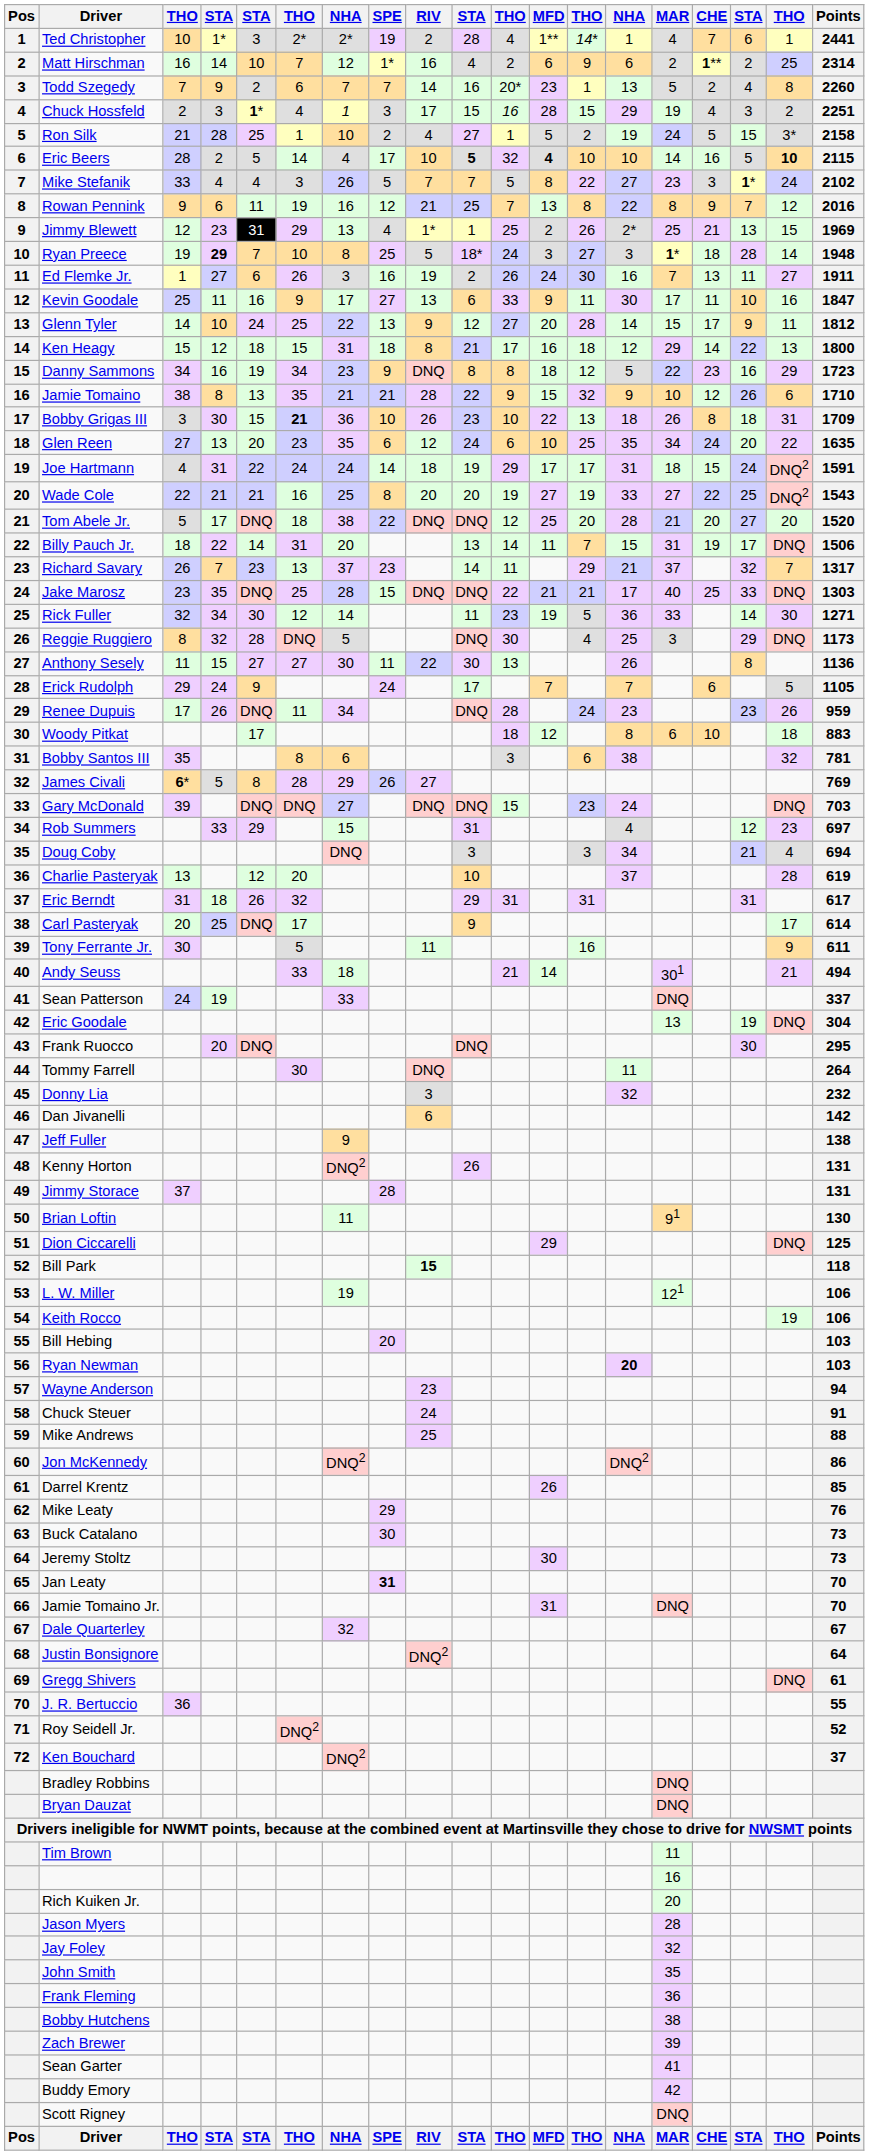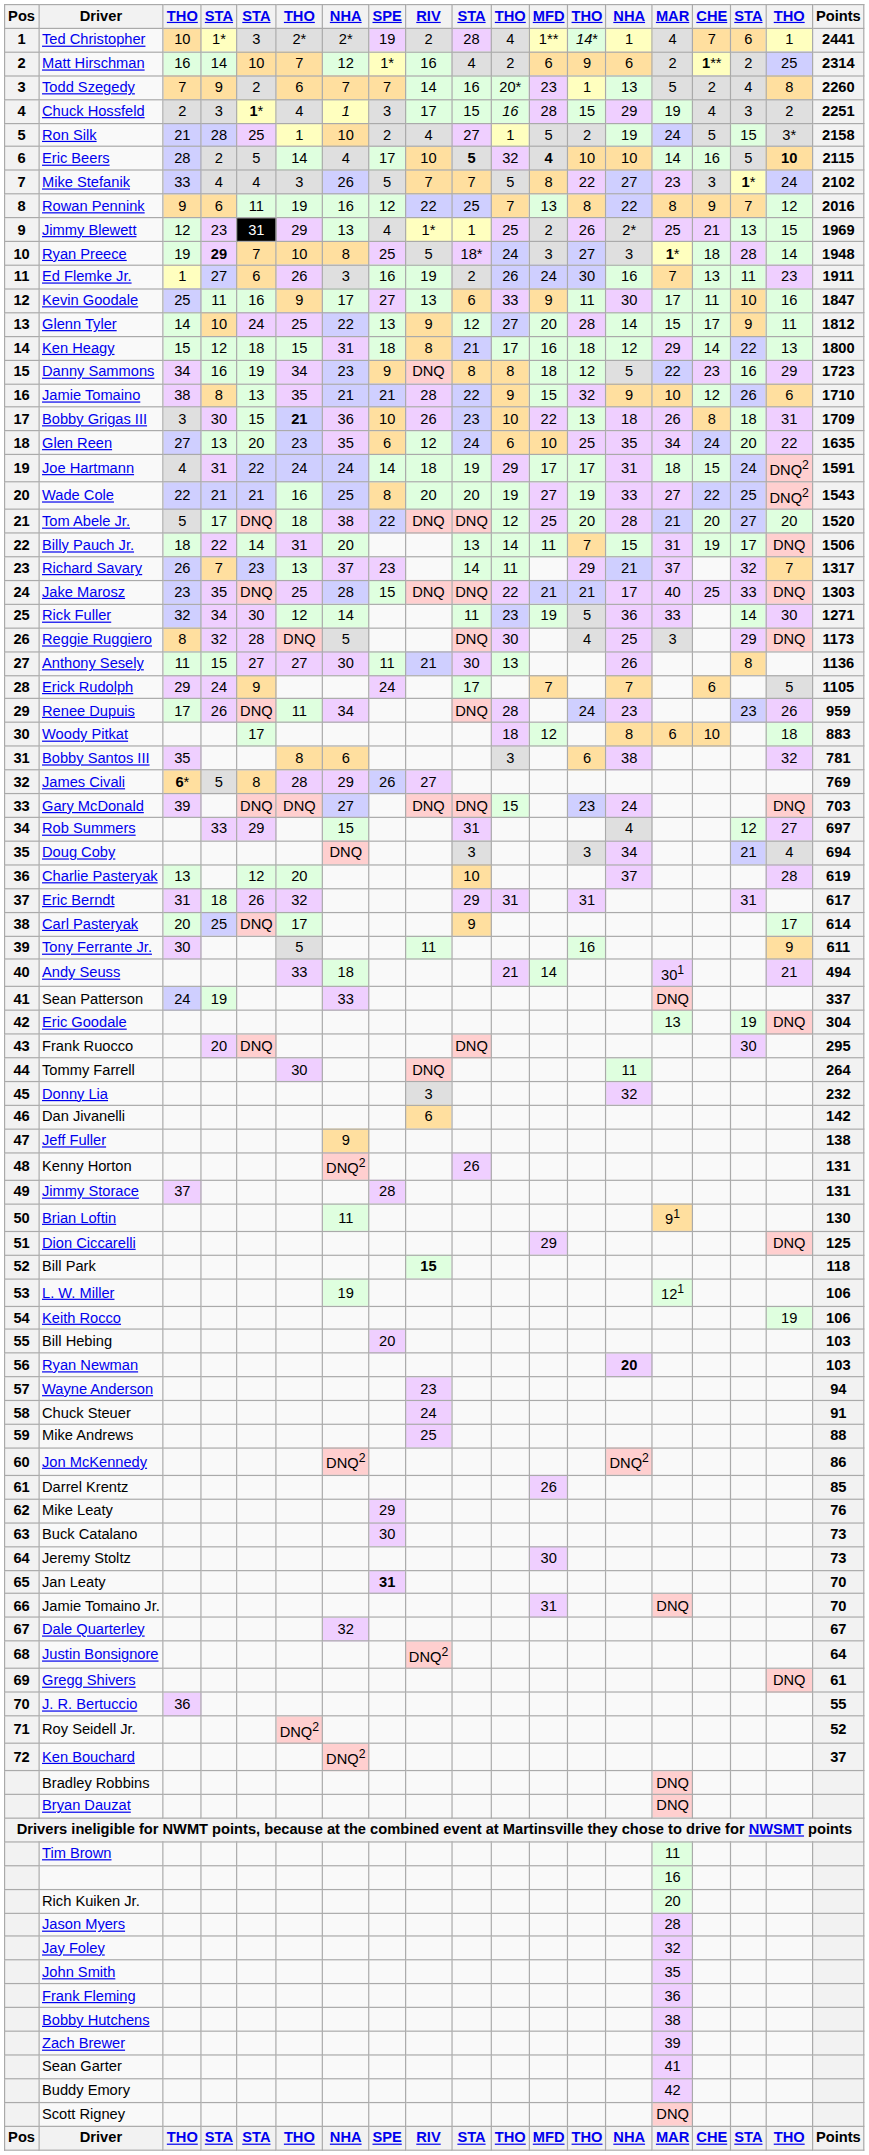(429, 206) 21 -> (429, 206) 22
(789, 277) 27 -> (789, 277) 23
(429, 664) 22 -> (429, 664) 21
(789, 830) 23 -> (789, 830) 27
